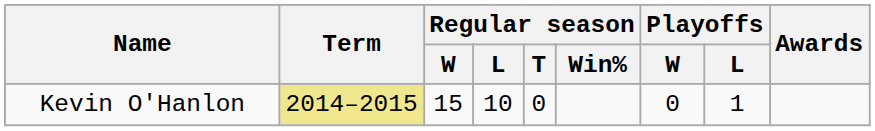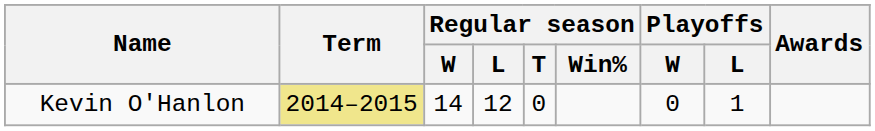(448, 105) 15 -> (448, 105) 14
(498, 105) 10 -> (498, 105) 12
